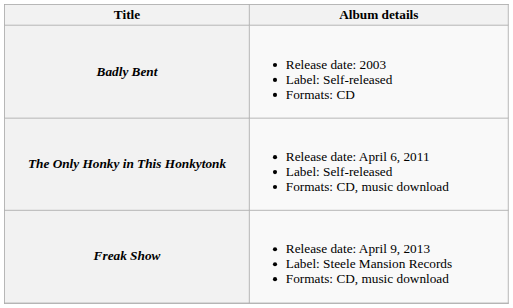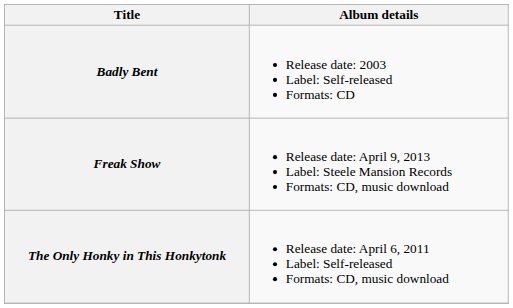rows swapped: (127, 164) <-> (127, 256)
